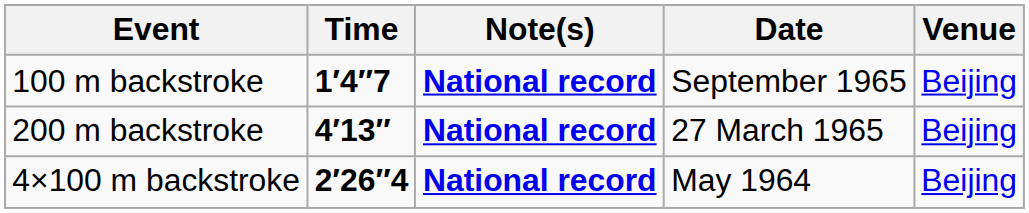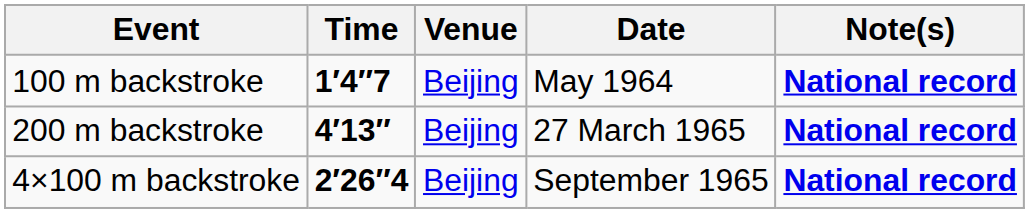columns swapped: (969, 29) <-> (540, 29)
(789, 80) September 1965 -> (603, 80) May 1964
(741, 181) May 1964 -> (651, 181) September 1965
